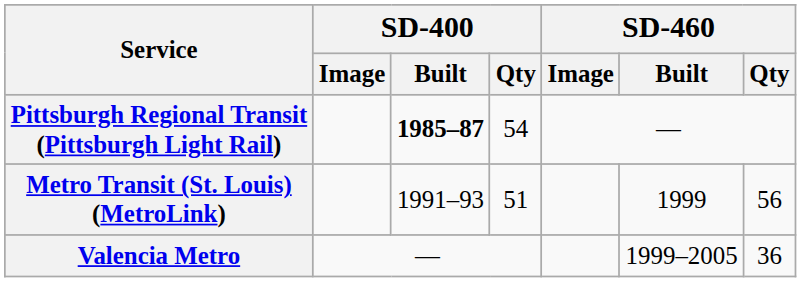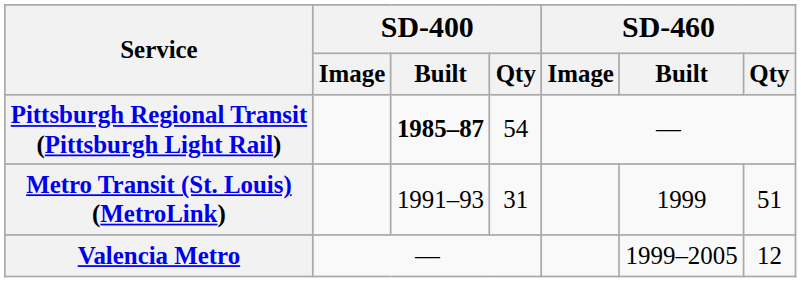(516, 200) 51 -> (516, 200) 31
(769, 200) 56 -> (769, 200) 51
(769, 255) 36 -> (769, 255) 12
